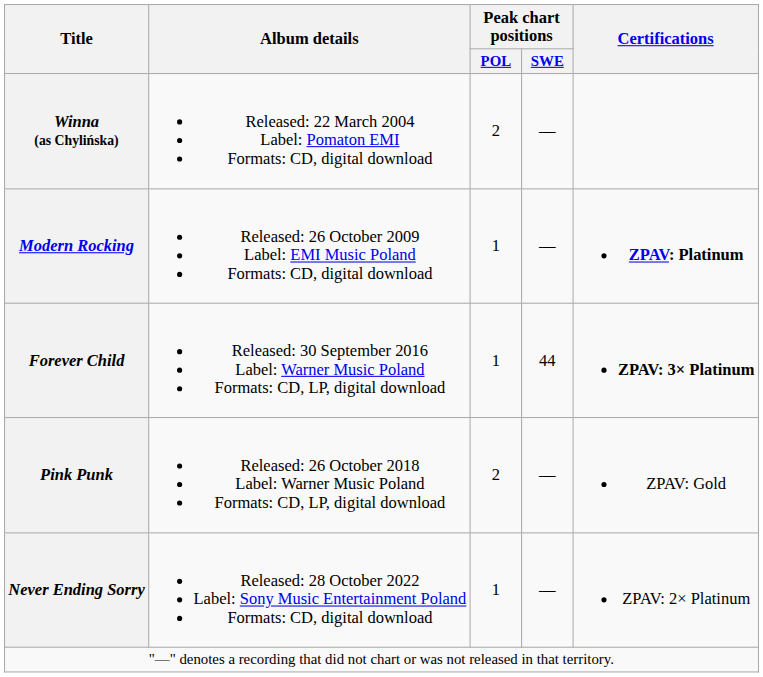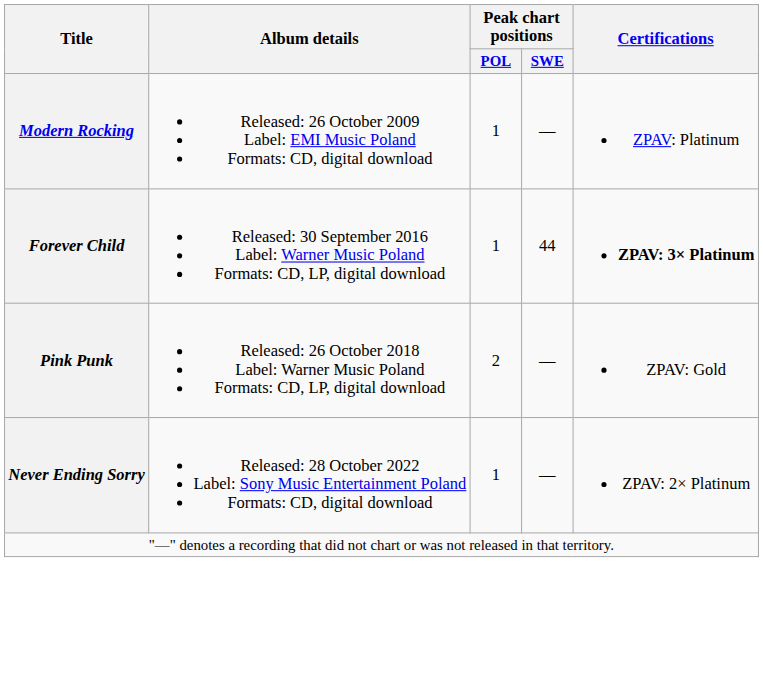- row: (77, 130)
(666, 255) bold -> (666, 140) normal
